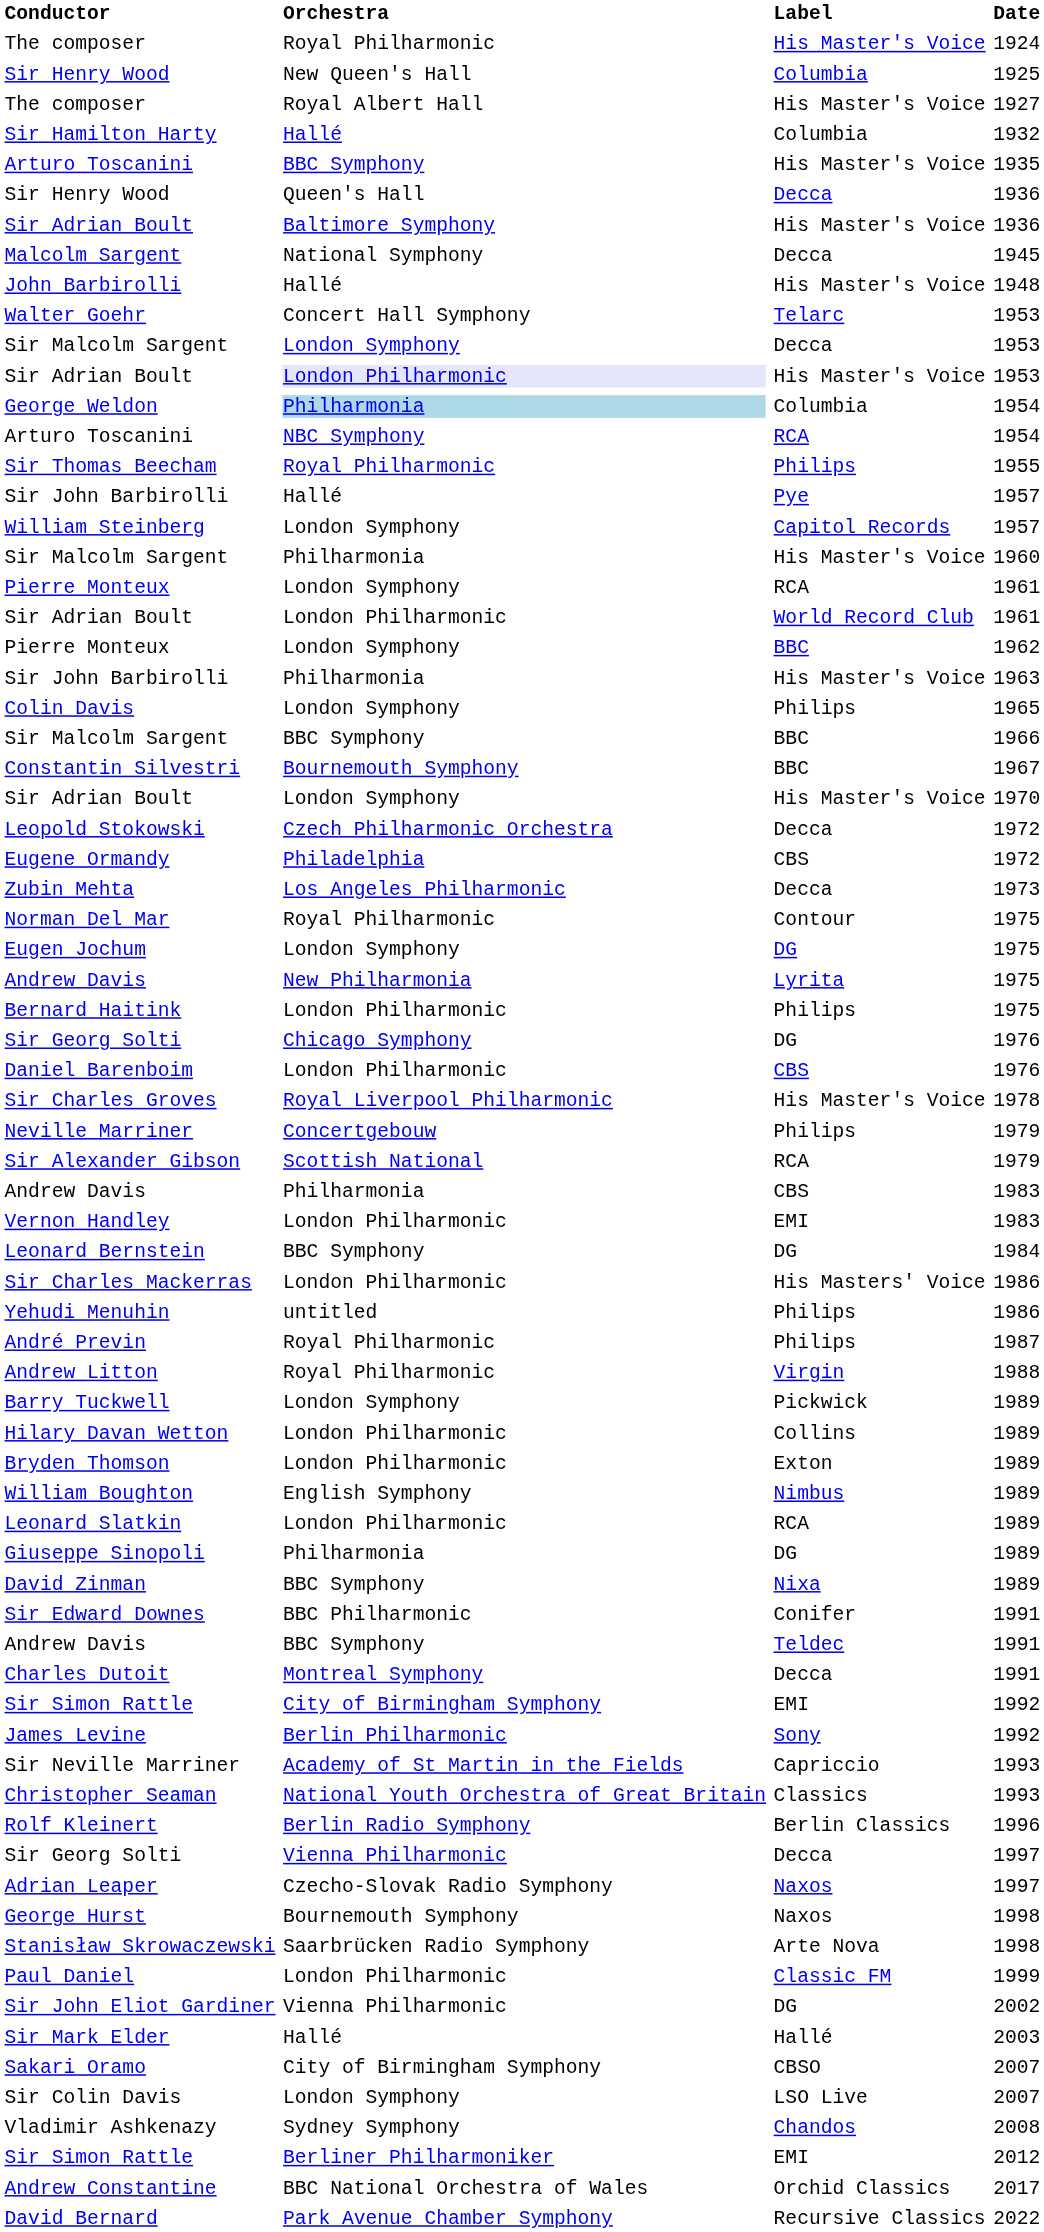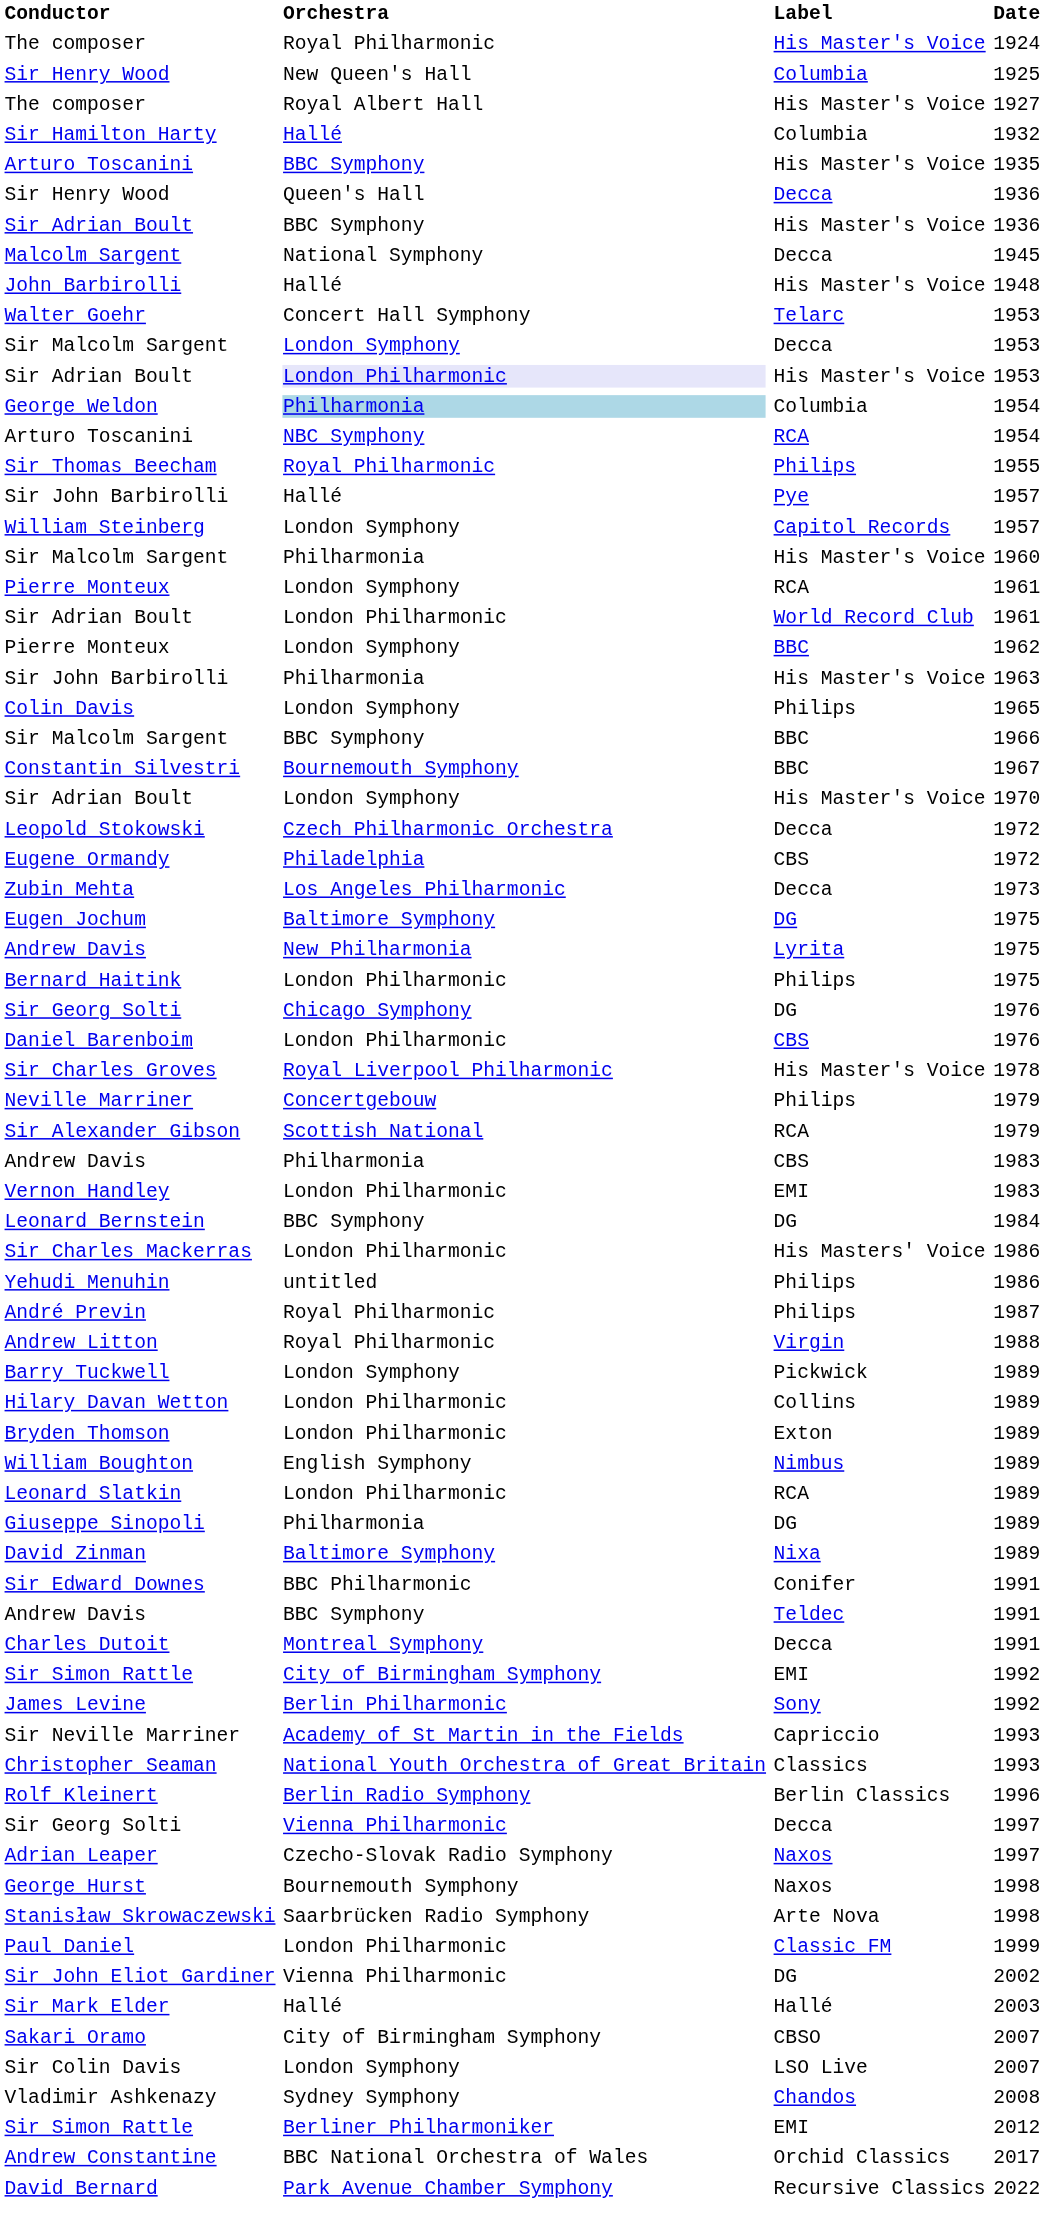(389, 225) Baltimore Symphony -> (354, 225) BBC Symphony
- row: (87, 920)
(371, 950) London Symphony -> (389, 920) Baltimore Symphony
(354, 1584) BBC Symphony -> (389, 1554) Baltimore Symphony
